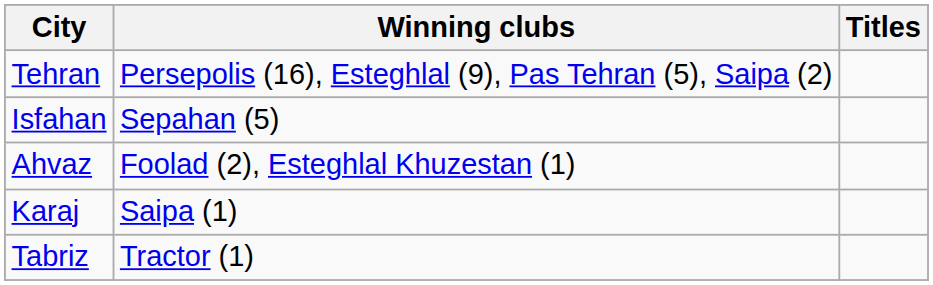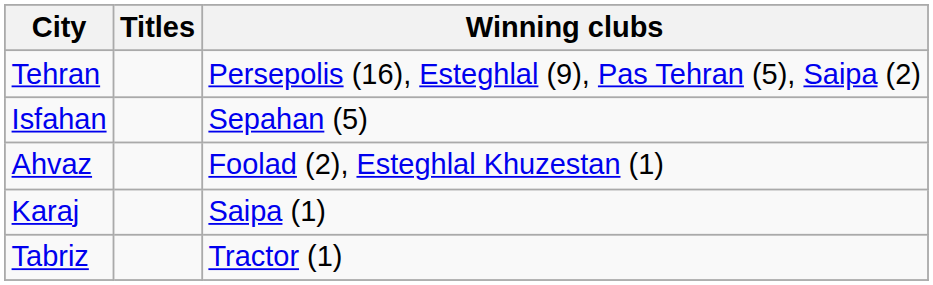columns swapped: (883, 27) <-> (476, 27)
